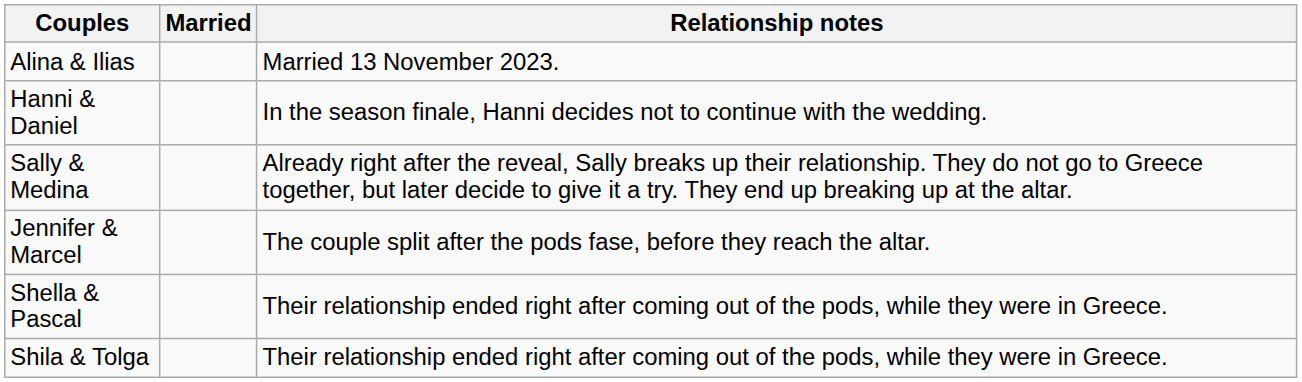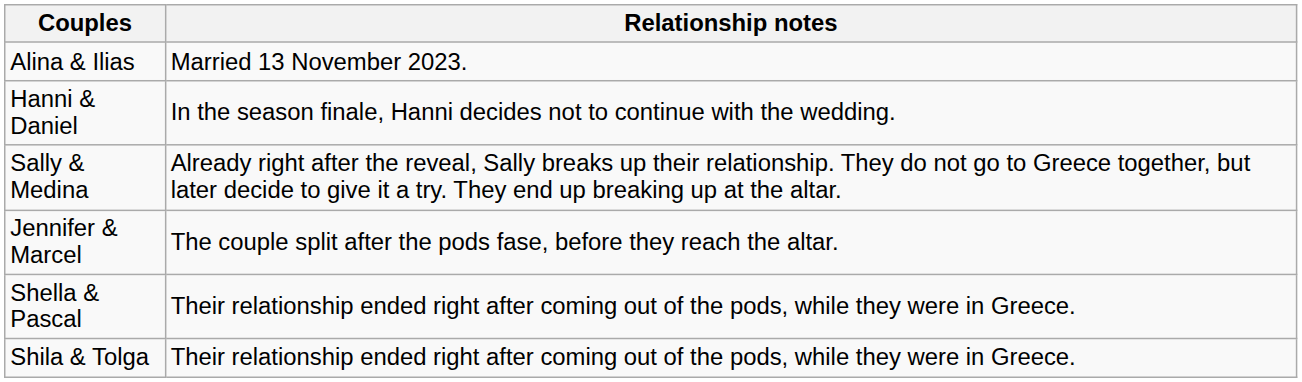- column: (208, 23)
